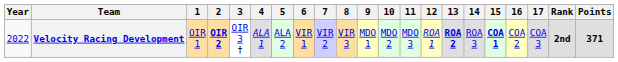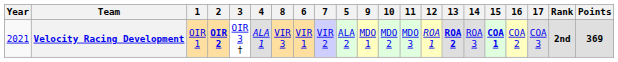columns swapped: (283, 12) <-> (346, 12)
(18, 39) 2022 -> (18, 39) 2021
(595, 39) 371 -> (595, 39) 369
